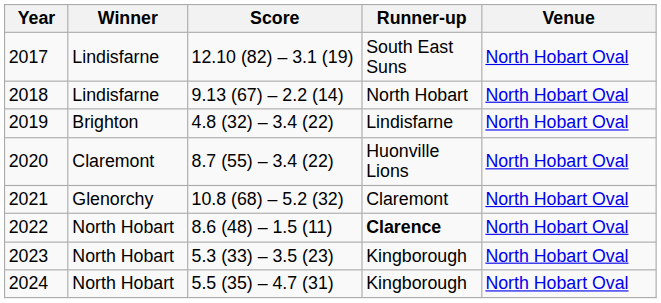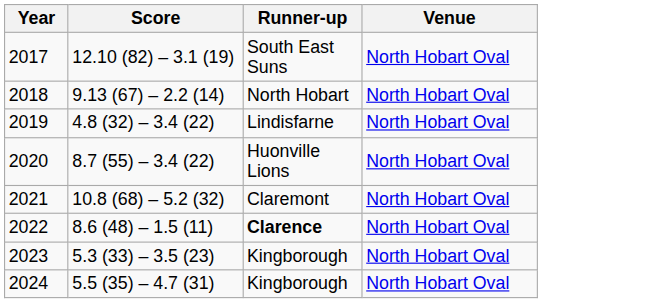- column: (128, 18)
